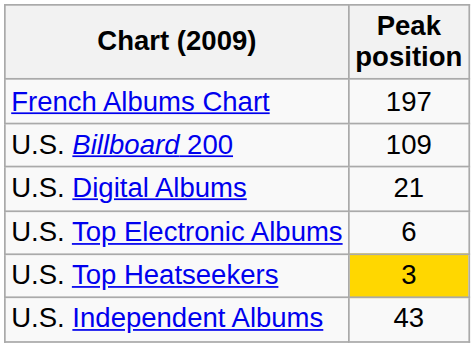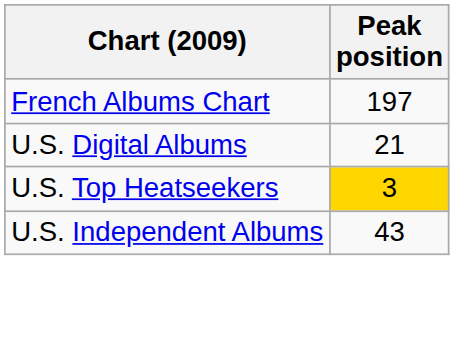- row: (122, 144)
- row: (177, 231)
